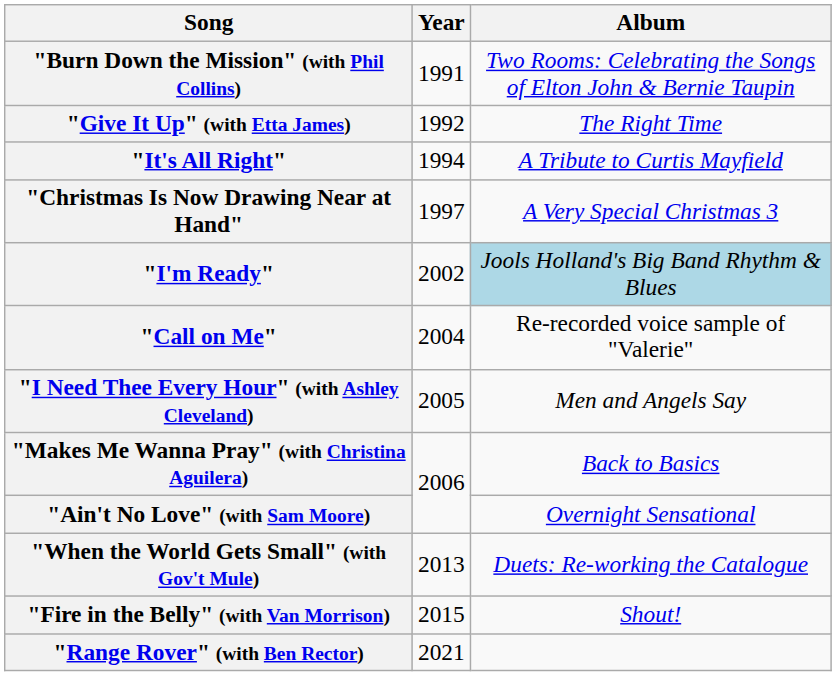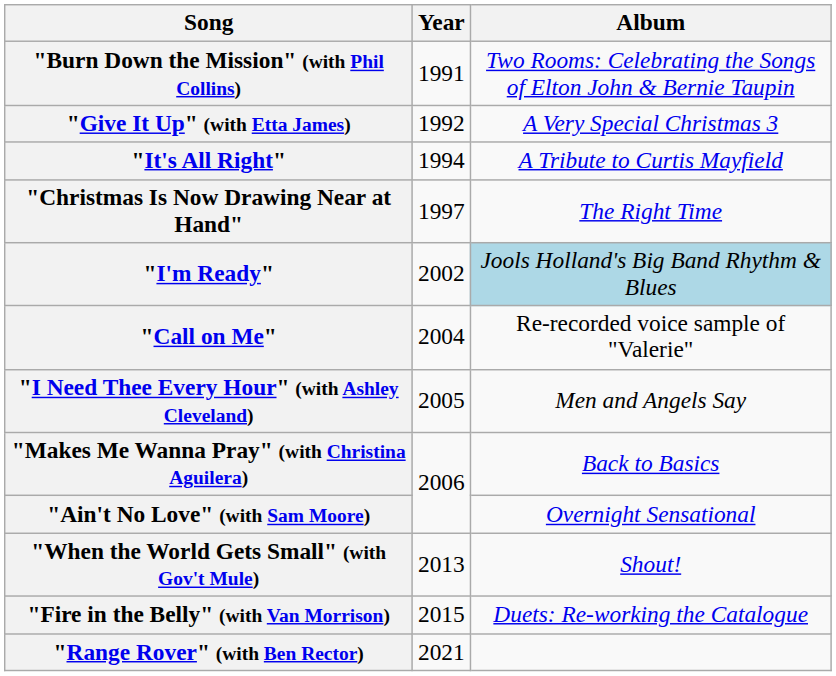(651, 123) The Right Time -> (651, 123) A Very Special Christmas 3
(651, 210) A Very Special Christmas 3 -> (651, 210) The Right Time
(651, 564) Duets: Re-working the Catalogue -> (651, 564) Shout!
(651, 614) Shout! -> (651, 614) Duets: Re-working the Catalogue
